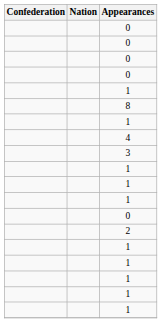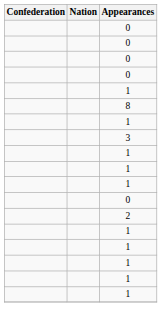- row: (36, 138)
